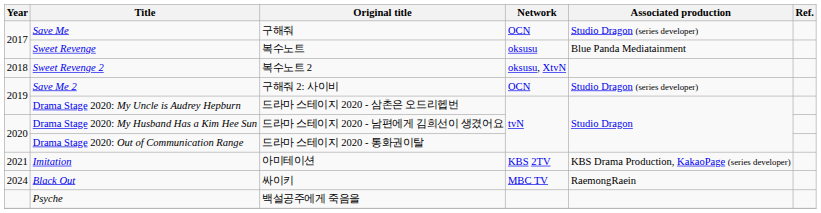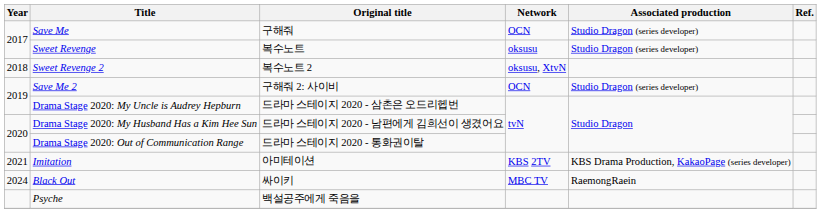(628, 49) Blue Panda Mediatainment -> (635, 49) Studio Dragon (series developer)
